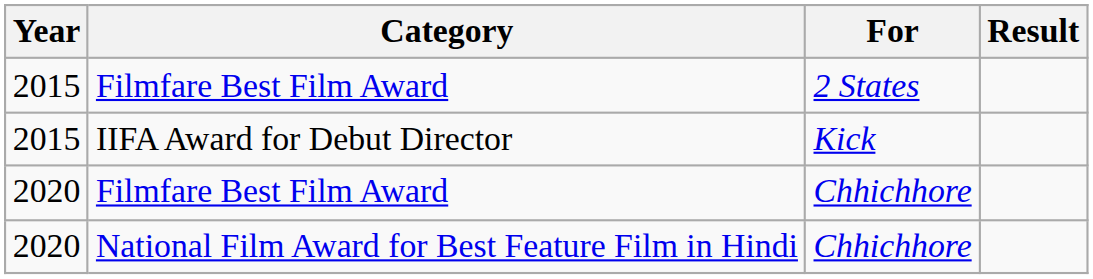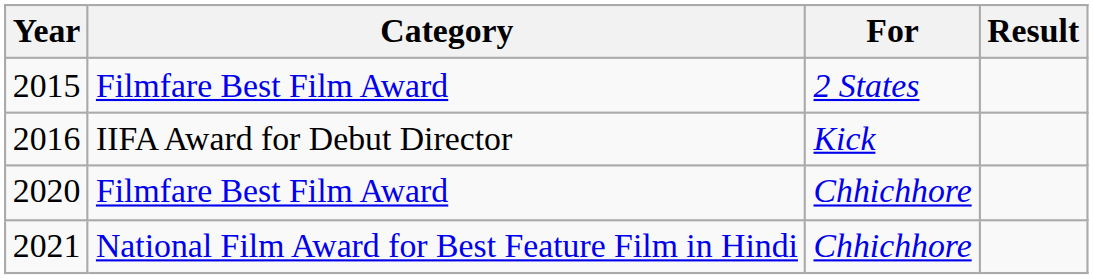(47, 138) 2015 -> (47, 138) 2016
(47, 245) 2020 -> (47, 245) 2021
